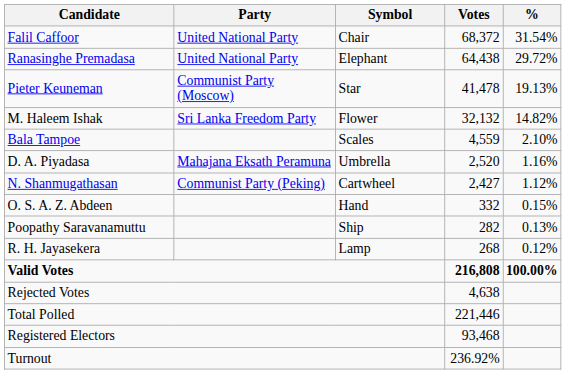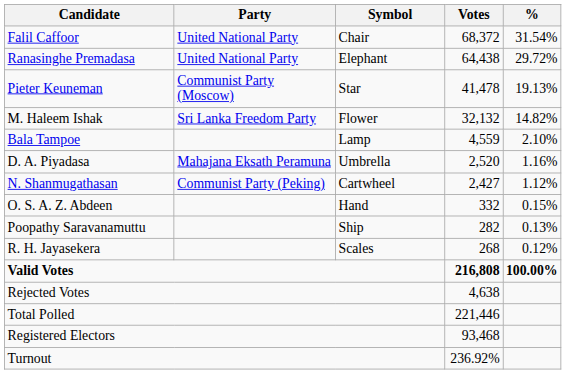(356, 140) Scales -> (355, 140) Lamp
(355, 249) Lamp -> (356, 249) Scales
